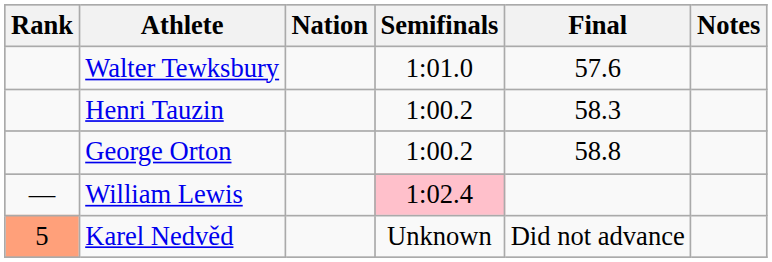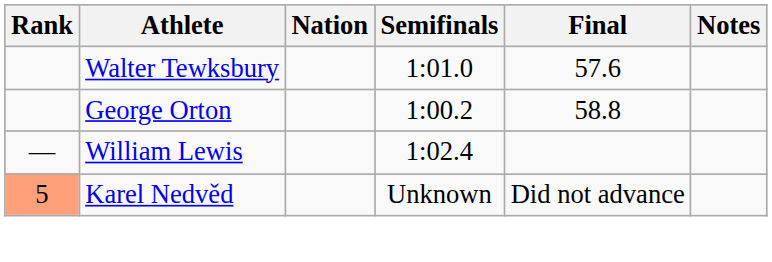- row: (154, 109)
(439, 194) pink background -> (439, 151) no background
